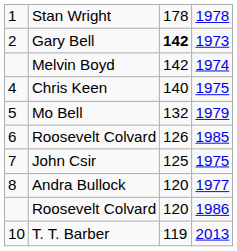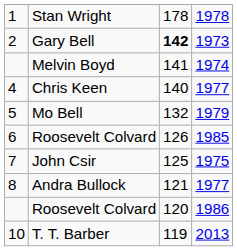(176, 64) 142 -> (176, 64) 141
(212, 88) 1975 -> (212, 88) 1977
(176, 185) 120 -> (176, 185) 121
